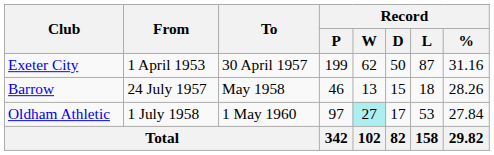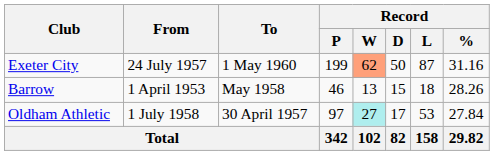(166, 65) 1 April 1953 -> (167, 65) 24 July 1957
(265, 65) 30 April 1957 -> (259, 65) 1 May 1960
(369, 65) no background -> (369, 65) lightsalmon background
(167, 89) 24 July 1957 -> (166, 89) 1 April 1953
(259, 114) 1 May 1960 -> (265, 114) 30 April 1957
